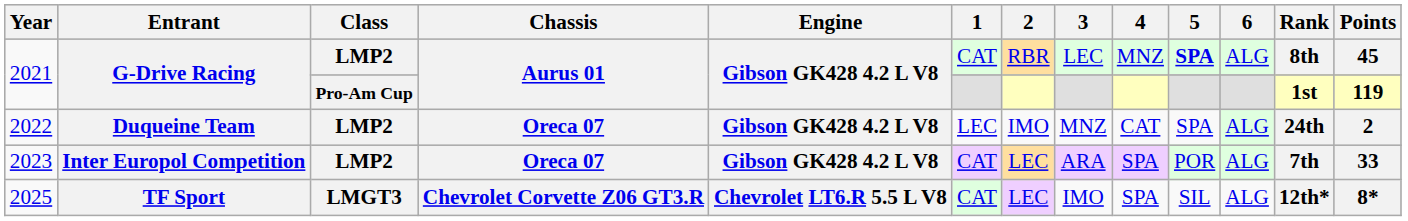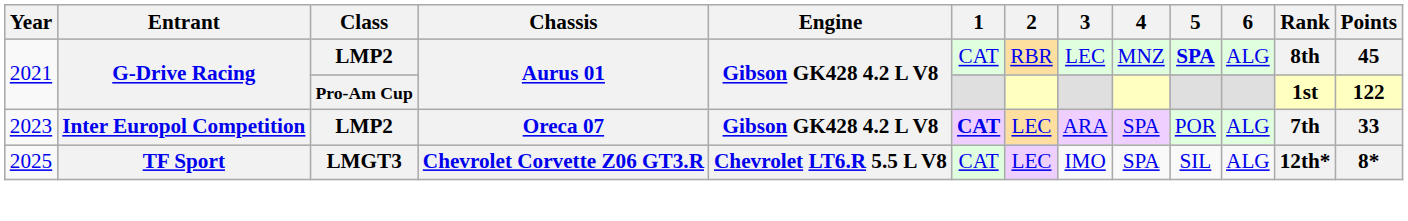(1368, 91) 119 -> (1369, 91) 122
- row: (31, 126)
(977, 161) normal -> (979, 126) bold
